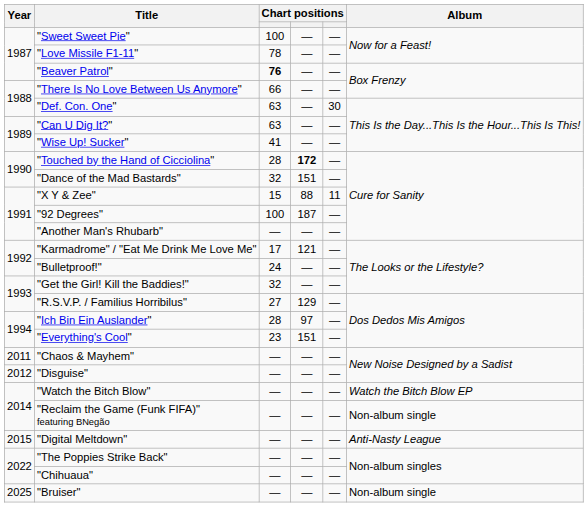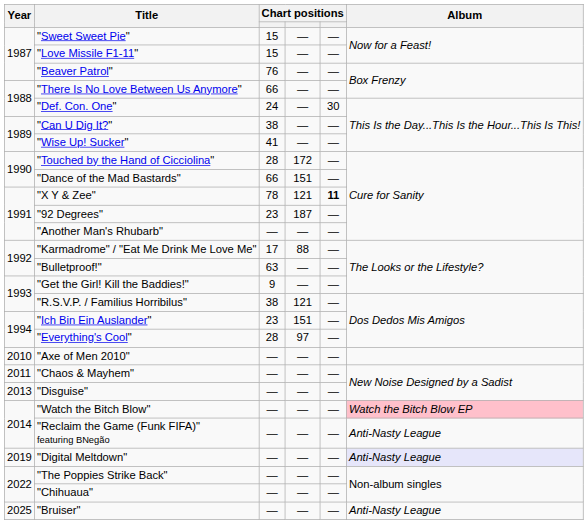(275, 36) 100 -> (272, 36) 15
(275, 54) 78 -> (272, 54) 15
(275, 71) bold -> (272, 71) normal
(275, 107) 63 -> (272, 107) 24
(275, 125) 63 -> (272, 125) 38
(307, 160) bold -> (303, 160) normal
(275, 178) 32 -> (272, 178) 66
(275, 196) 15 -> (272, 196) 78
(307, 196) 88 -> (303, 196) 121
(335, 196) normal -> (333, 196) bold
(275, 213) 100 -> (272, 213) 23
(307, 249) 121 -> (303, 249) 88
(275, 267) 24 -> (272, 267) 63
(275, 284) 32 -> (272, 284) 9
(275, 302) 27 -> (272, 302) 38
(307, 302) 129 -> (303, 302) 121
(275, 320) 28 -> (272, 320) 23
(307, 320) 97 -> (303, 320) 151
(275, 338) 23 -> (272, 338) 28
(307, 338) 151 -> (303, 338) 97
+ row: (83, 356)
(19, 373) 2012 -> (19, 391) 2013
(411, 391) no background -> (411, 409) pink background
(392, 415) Non-album single -> (395, 433) Anti-Nasty League
(19, 439) 2015 -> (19, 457) 2019
(395, 439) no background -> (395, 457) lavender background
(392, 492) Non-album single -> (395, 510) Anti-Nasty League
